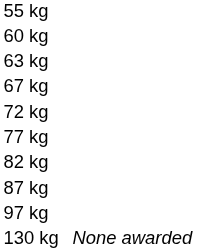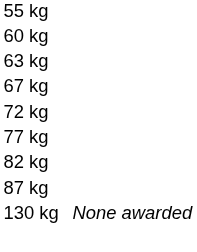- row: (26, 213)
